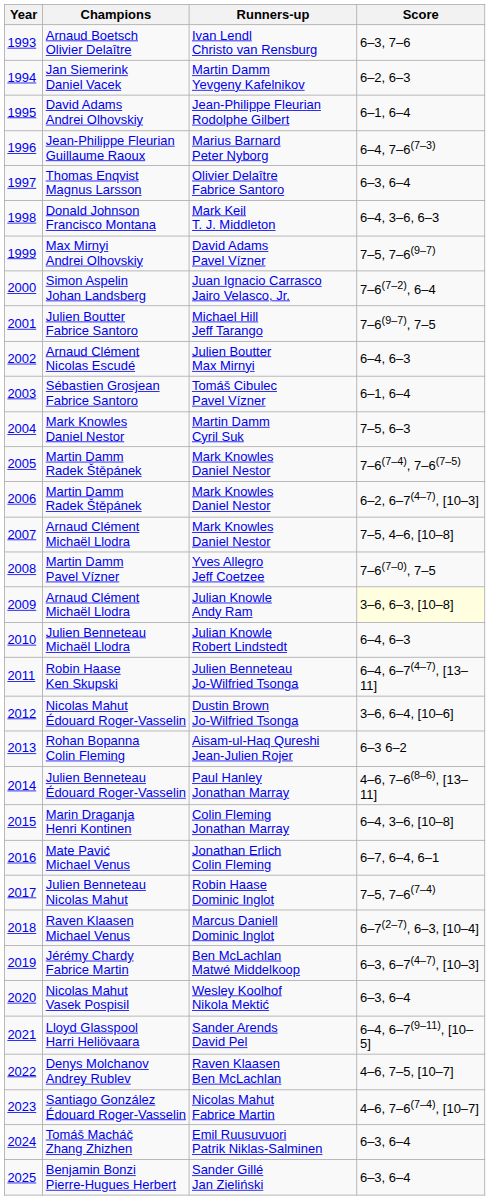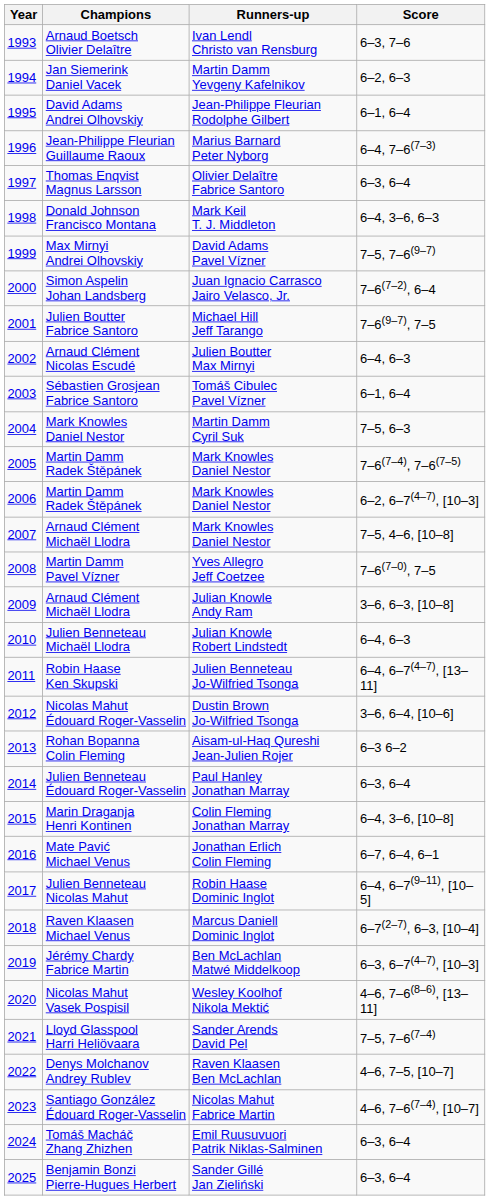(407, 604) lightyellow background -> (407, 604) no background
(414, 785) 4–6, 7–6(8–6), [13–11] -> (385, 783) 6–3, 6–4
(398, 892) 7–5, 7–6(7–4) -> (417, 891) 6–4, 6–7(9–11), [10–5]
(385, 998) 6–3, 6–4 -> (414, 999) 4–6, 7–6(8–6), [13–11]
(417, 1035) 6–4, 6–7(9–11), [10–5] -> (398, 1036) 7–5, 7–6(7–4)
